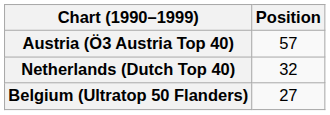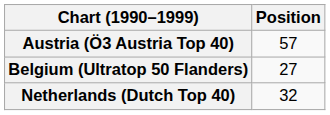rows swapped: (128, 95) <-> (128, 69)
